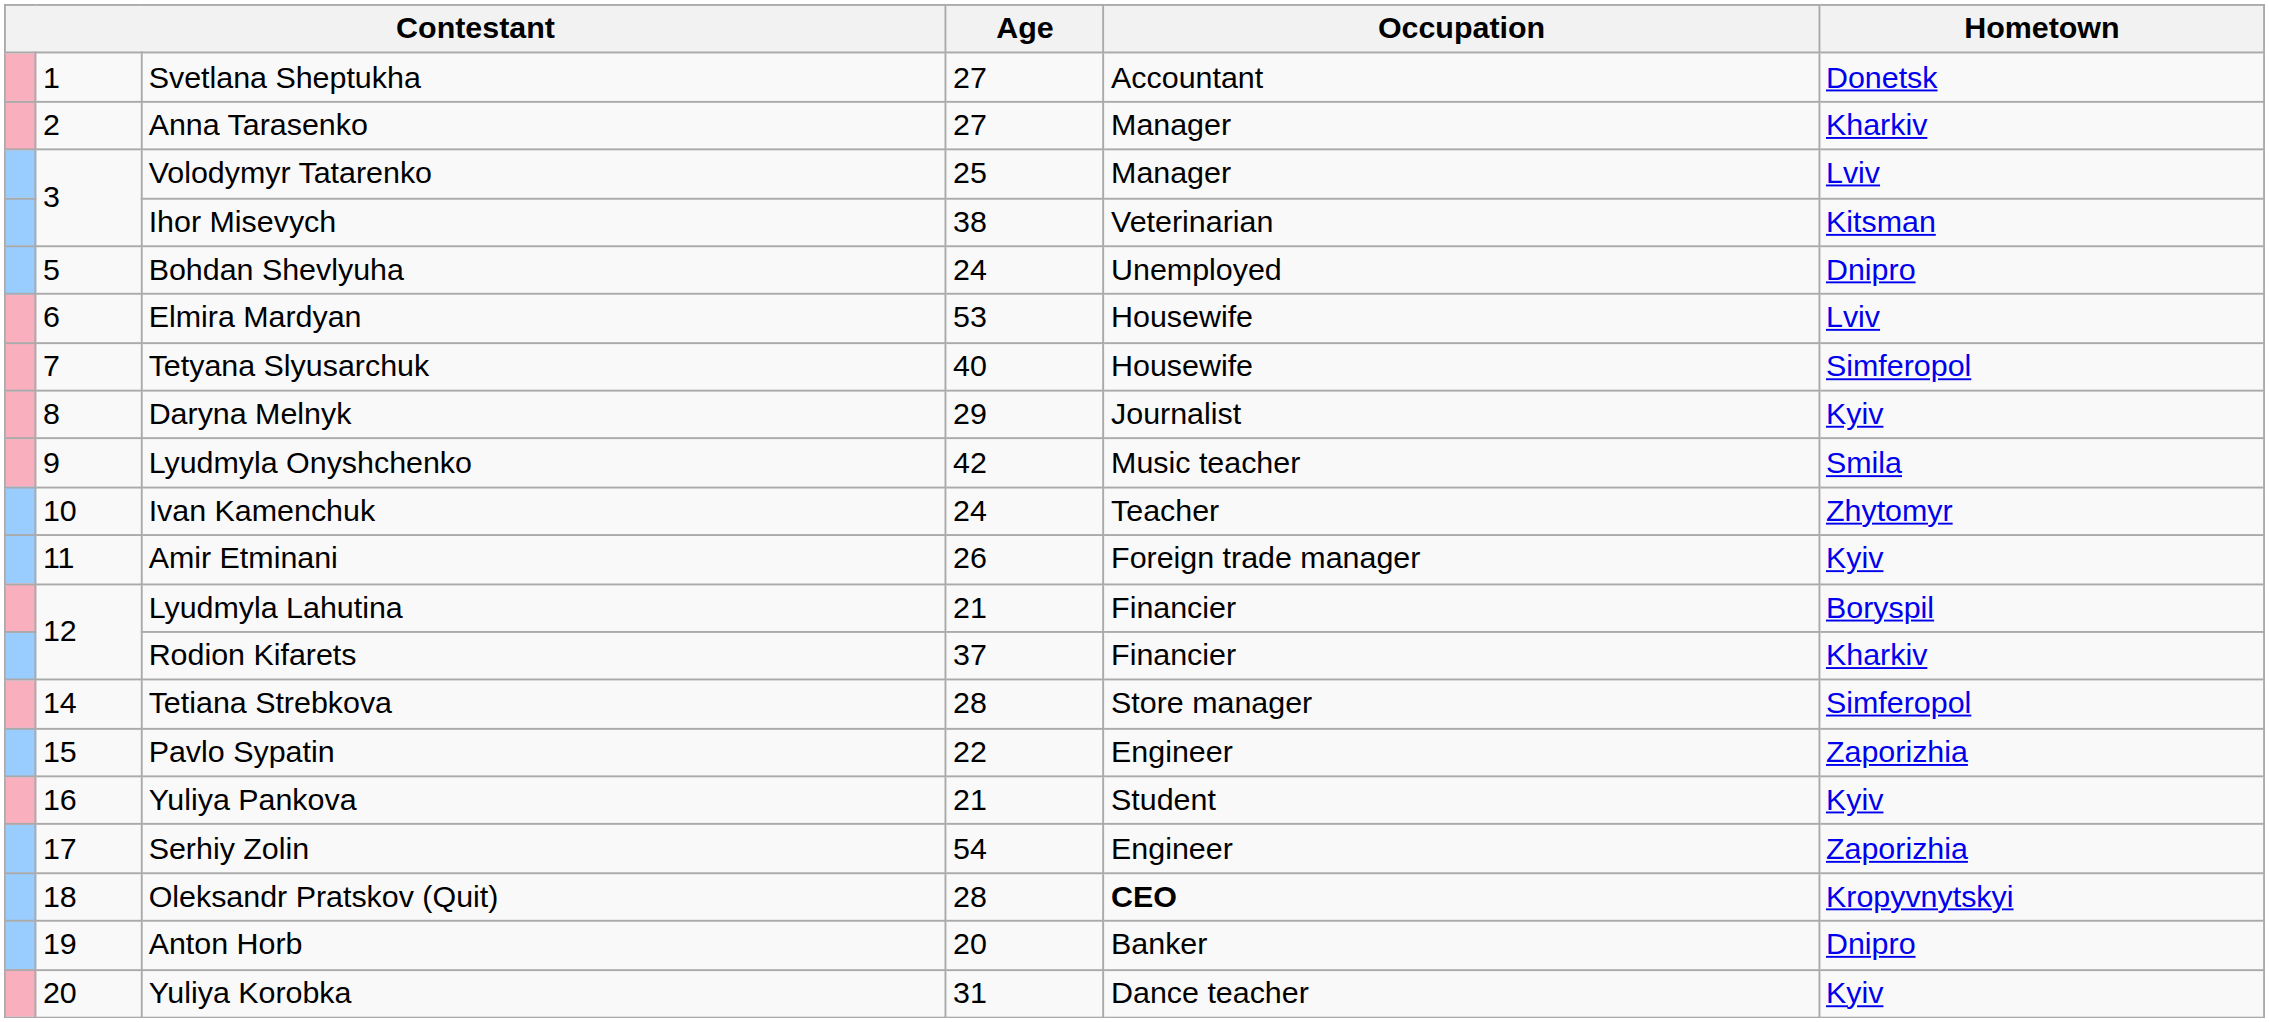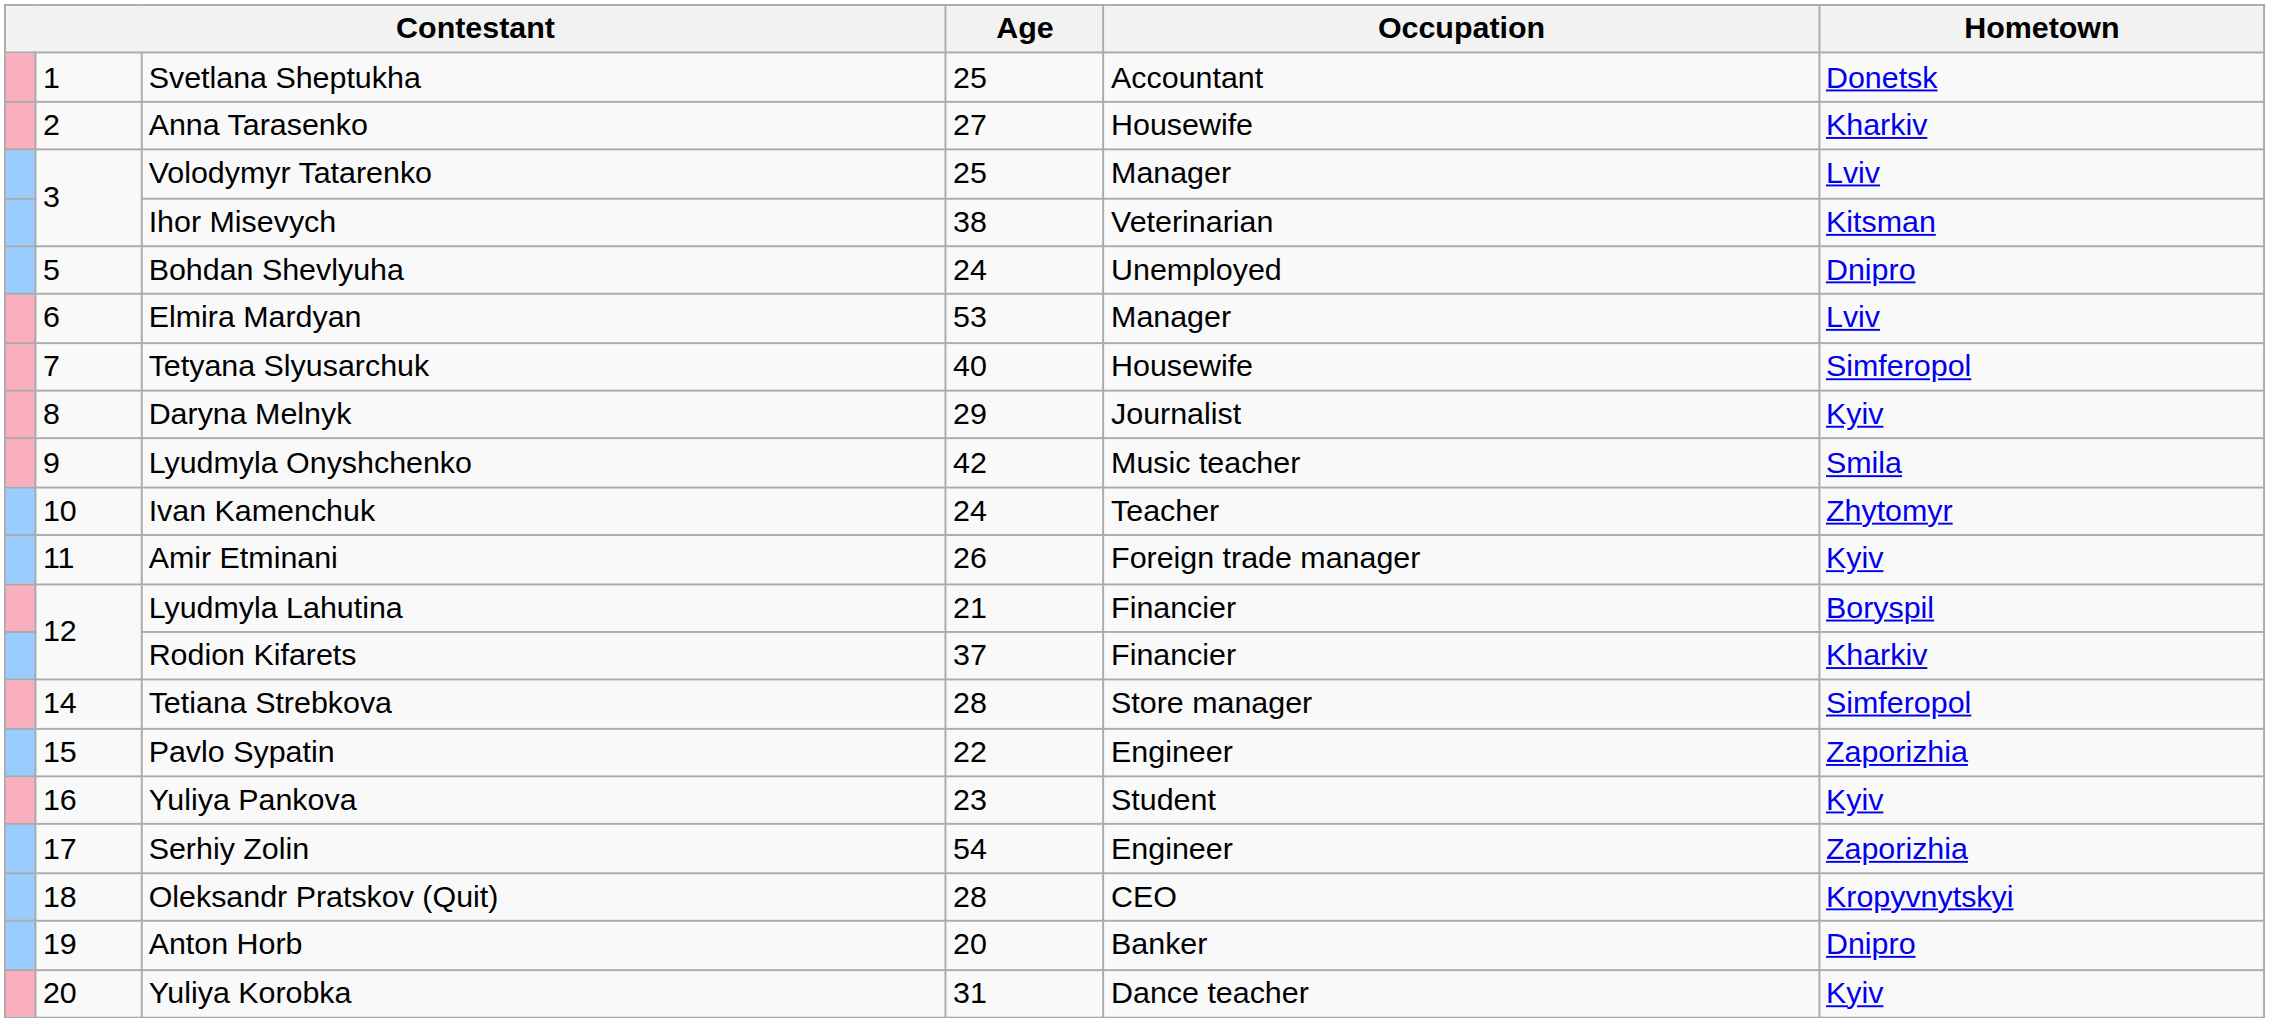(970, 76) 27 -> (970, 76) 25
(1171, 125) Manager -> (1182, 125) Housewife
(1182, 317) Housewife -> (1171, 317) Manager
(970, 800) 21 -> (970, 800) 23
(1144, 896) bold -> (1144, 896) normal
